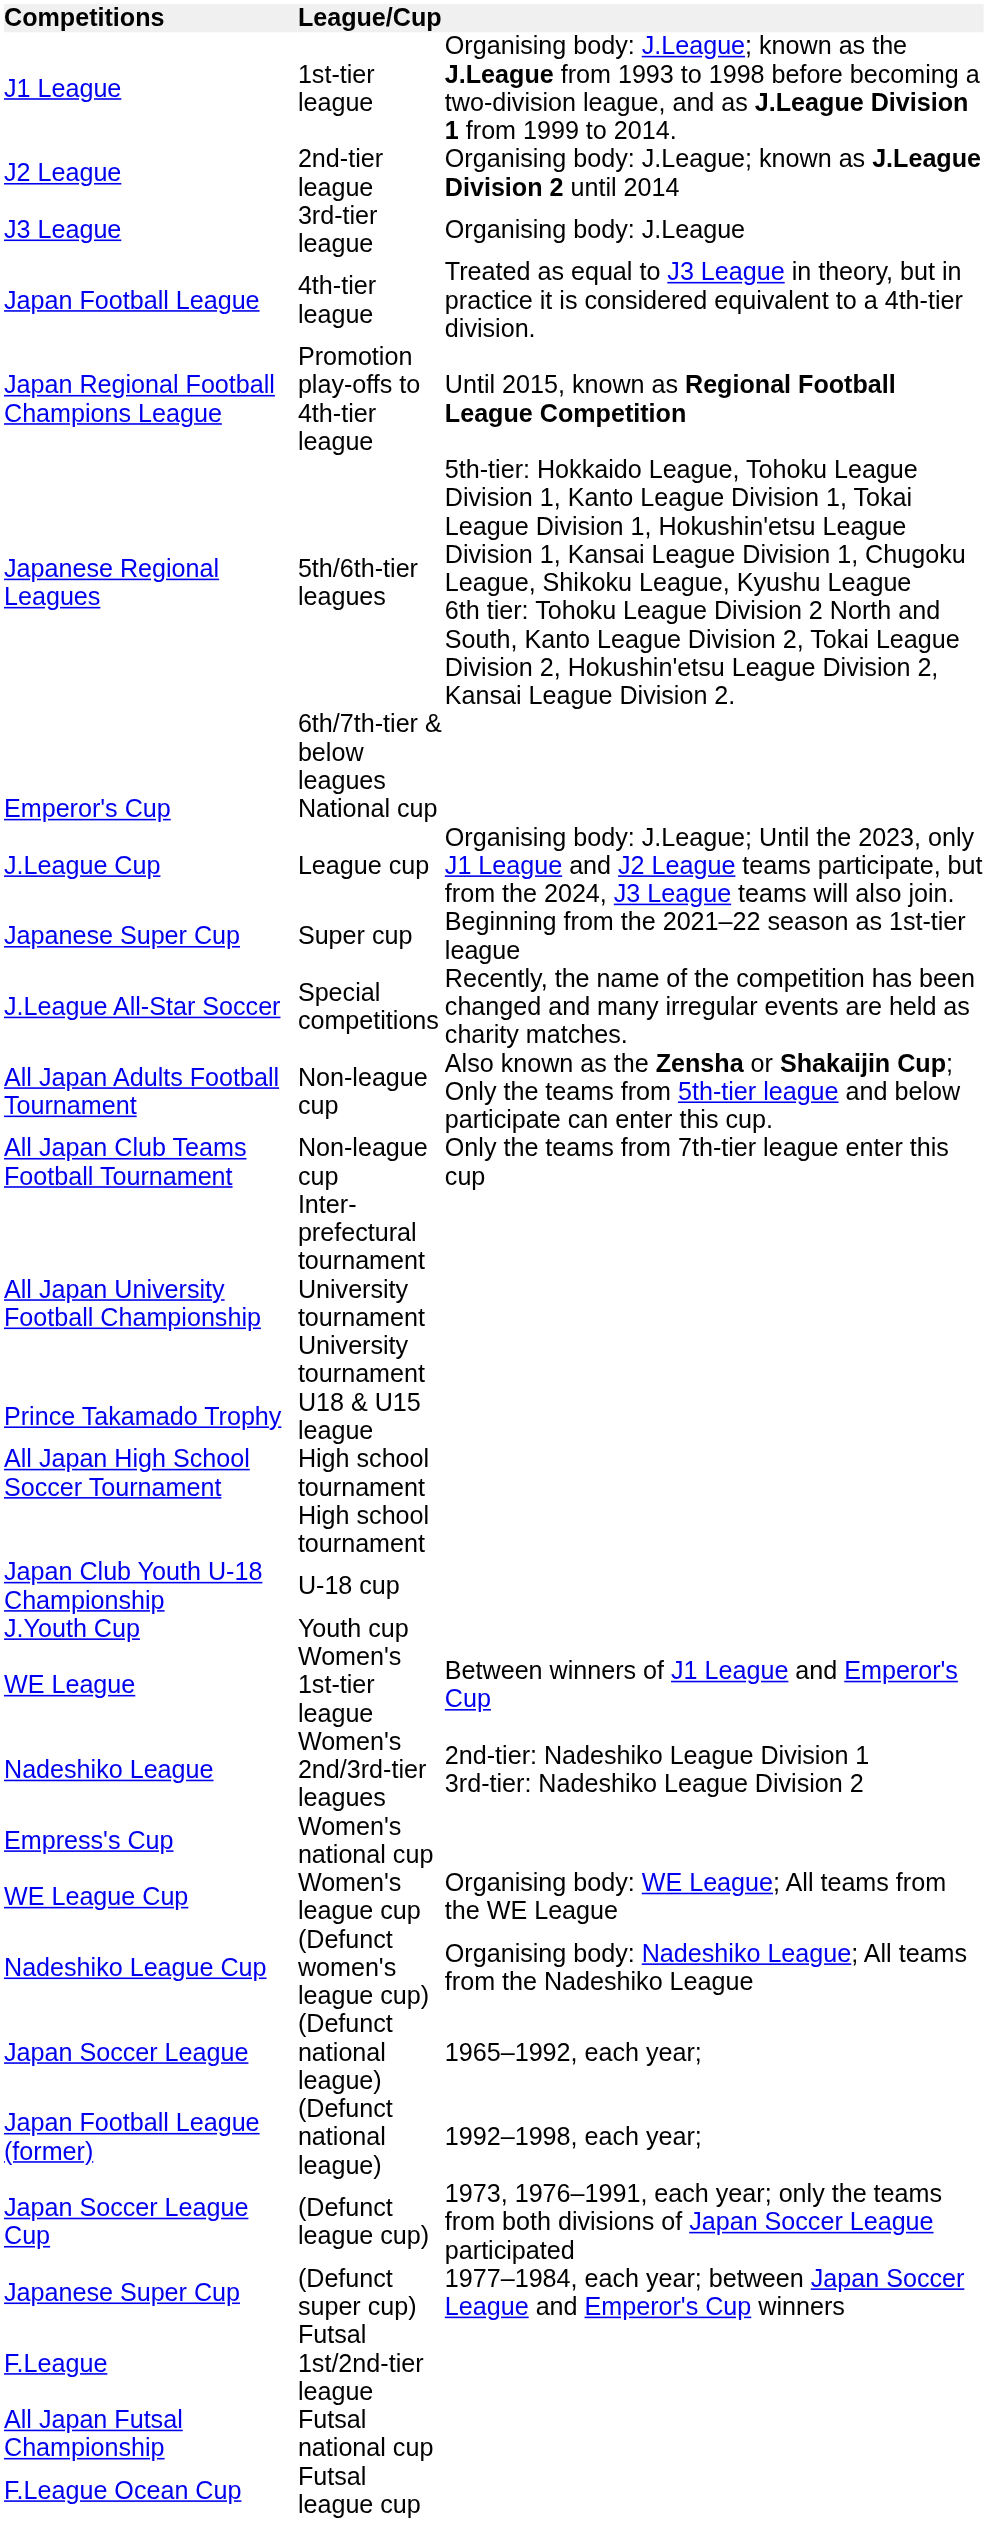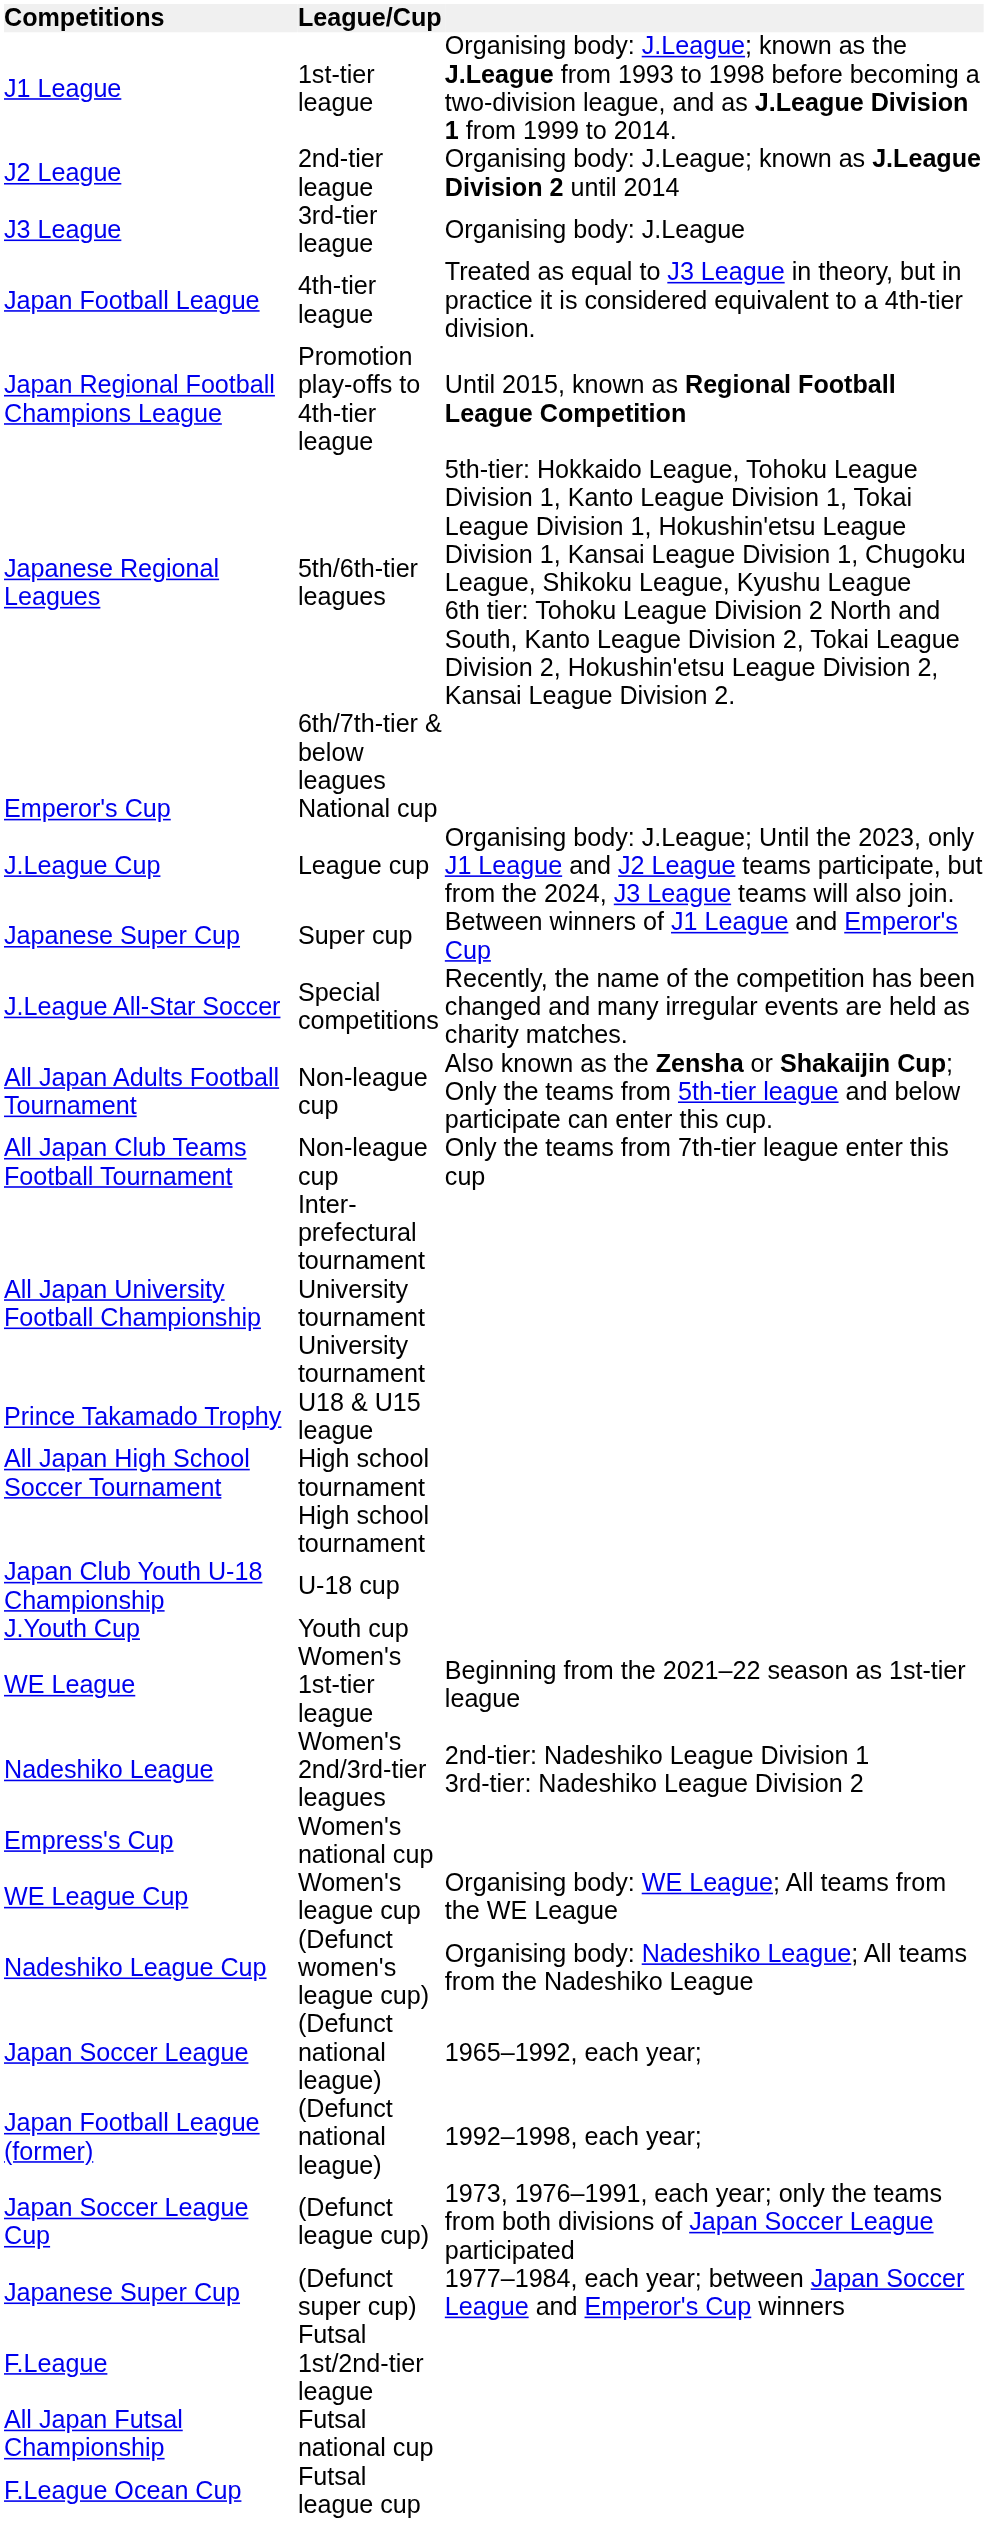(705, 936) Beginning from the 2021–22 season as 1st-tier league -> (701, 936) Between winners of J1 League and Emperor's Cup
(701, 1685) Between winners of J1 League and Emperor's Cup -> (705, 1685) Beginning from the 2021–22 season as 1st-tier league
